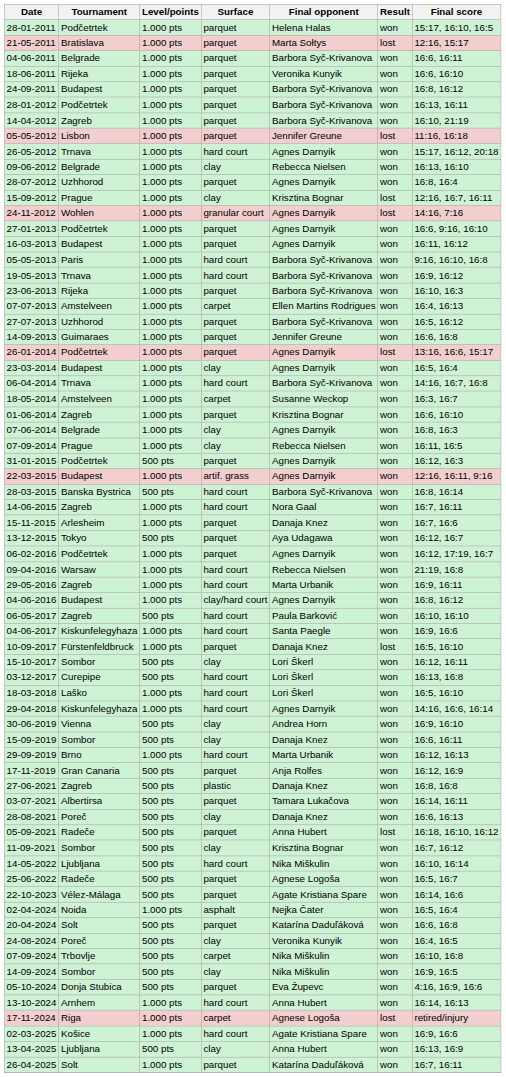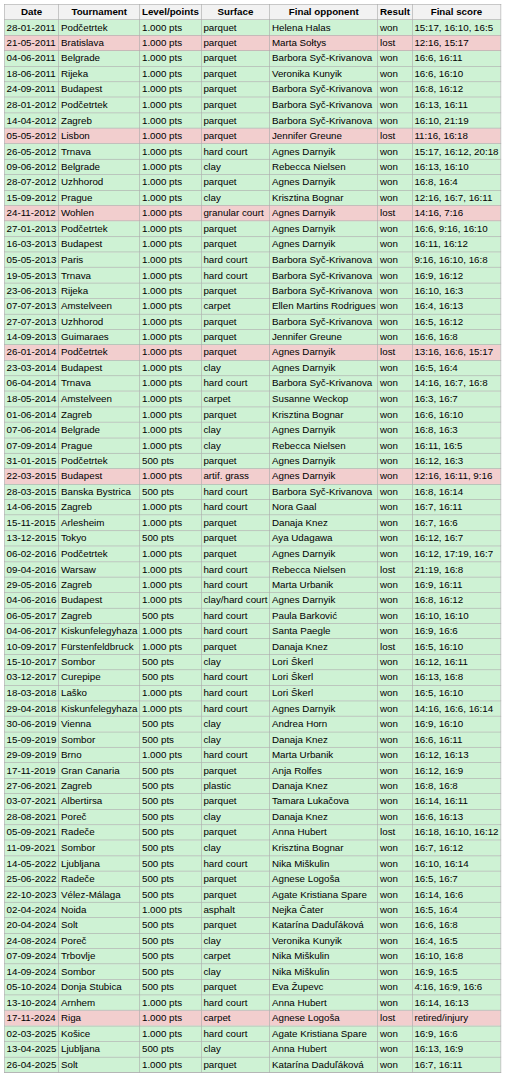(388, 197) lost -> (389, 197) won
(389, 569) won -> (388, 569) lost
